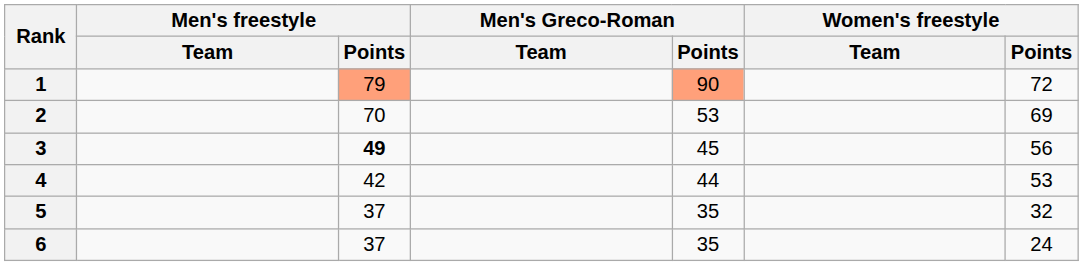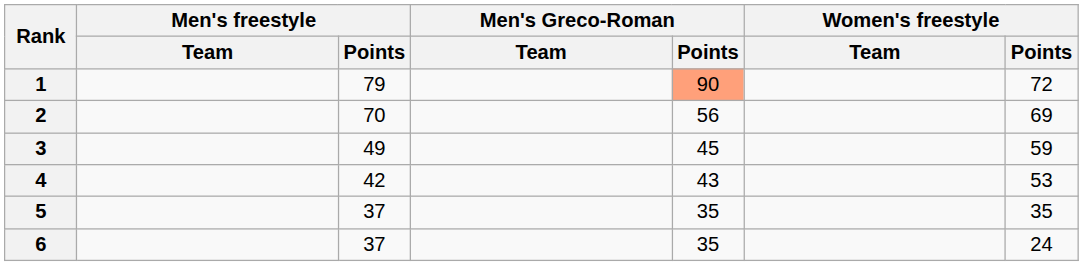(374, 84) lightsalmon background -> (374, 84) no background
(708, 116) 53 -> (708, 116) 56
(374, 148) bold -> (374, 148) normal
(1042, 148) 56 -> (1042, 148) 59
(708, 180) 44 -> (708, 180) 43
(1042, 212) 32 -> (1042, 212) 35
